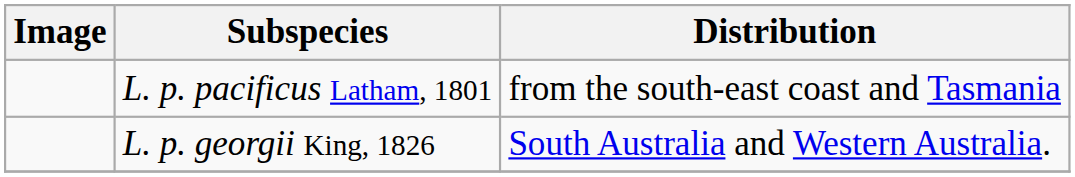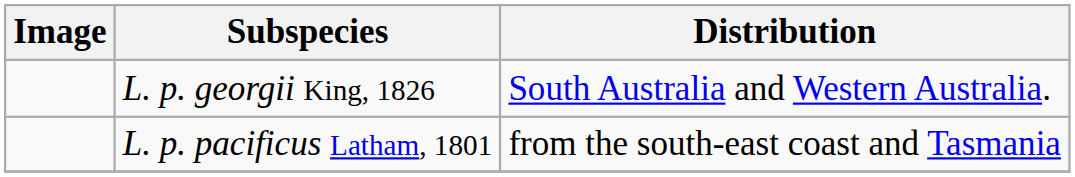rows swapped: (307, 87) <-> (279, 143)
